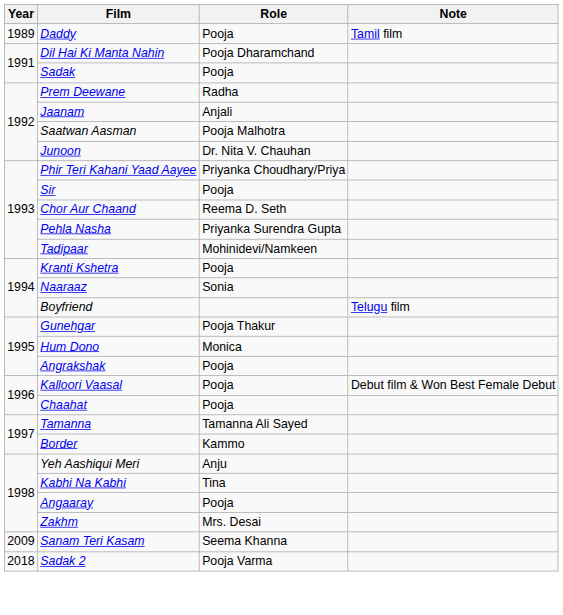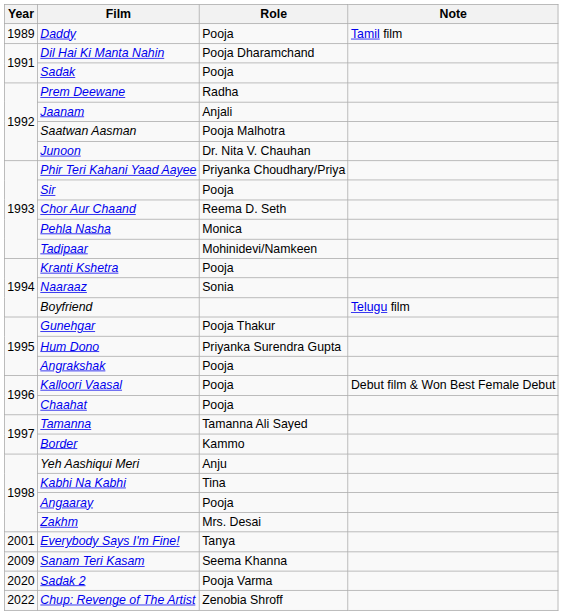(272, 229) Priyanka Surendra Gupta -> (222, 229) Monica
(222, 346) Monica -> (272, 346) Priyanka Surendra Gupta
+ row: (110, 541)
(21, 561) 2018 -> (21, 580) 2020
+ row: (118, 600)
